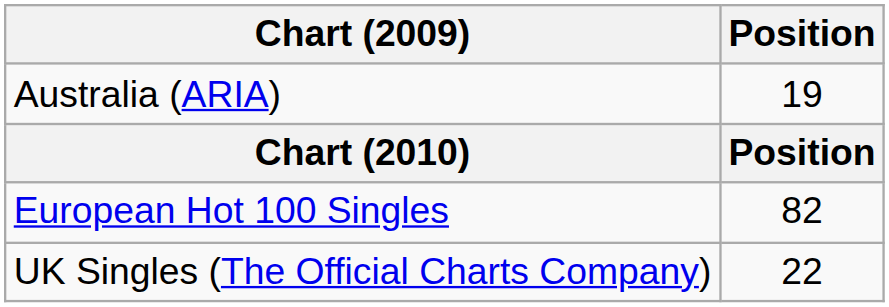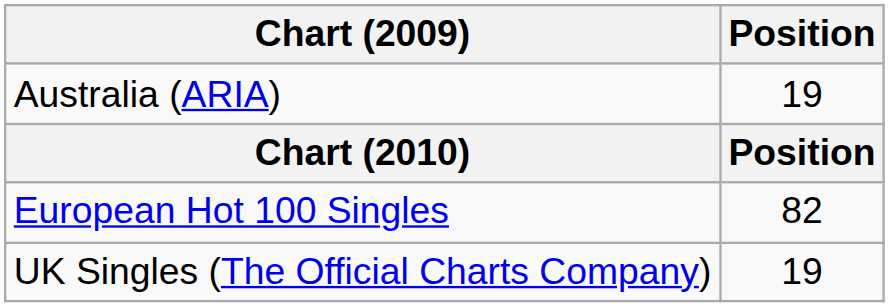(802, 270) 22 -> (802, 270) 19
